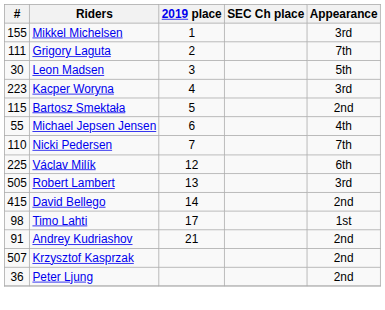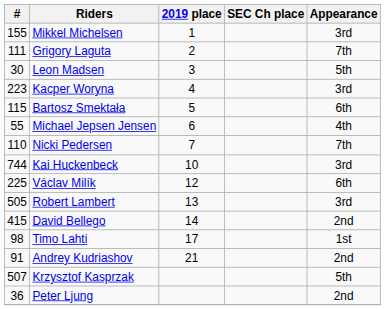(344, 108) 2nd -> (344, 108) 6th
+ row: (75, 164)
(344, 258) 2nd -> (344, 277) 5th
